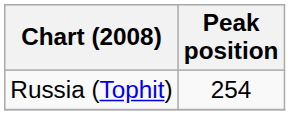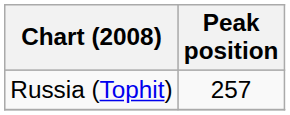(231, 89) 254 -> (231, 89) 257
